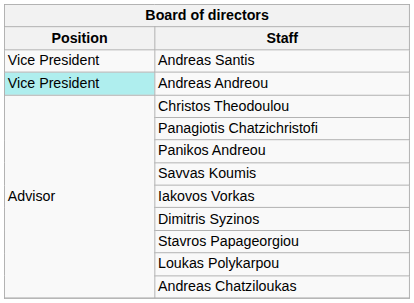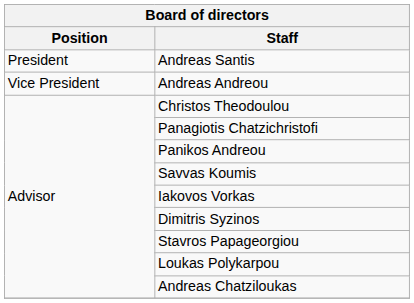(54, 60) Vice President -> (38, 60) President
(54, 83) paleturquoise background -> (54, 83) no background
